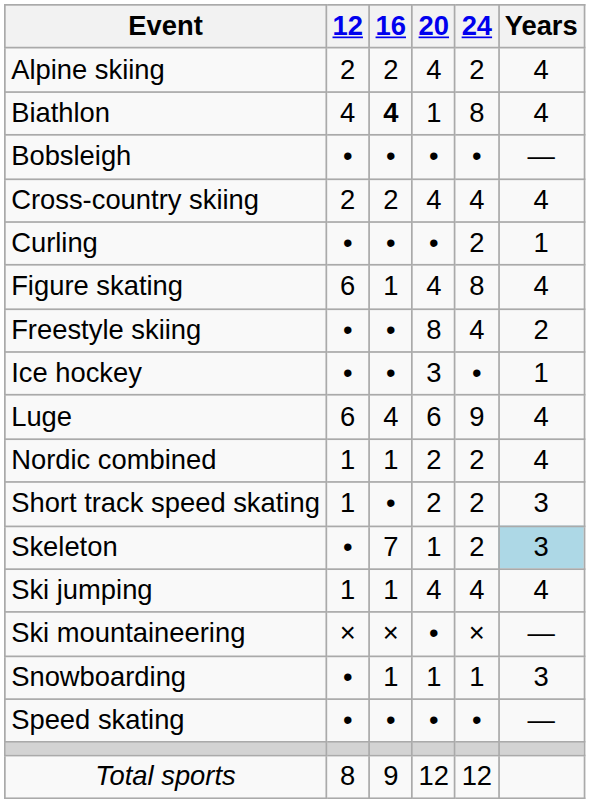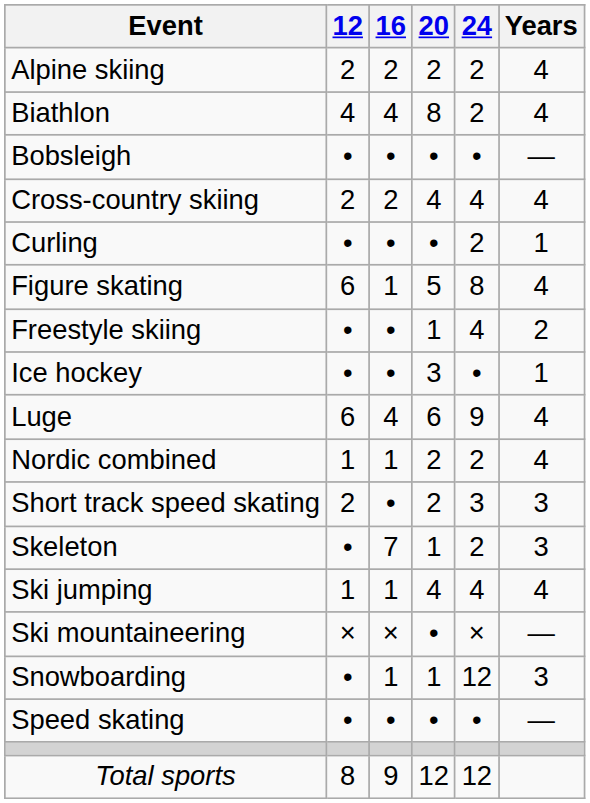(434, 69) 4 -> (434, 69) 2
(391, 112) bold -> (391, 112) normal
(434, 112) 1 -> (434, 112) 8
(477, 112) 8 -> (477, 112) 2
(434, 286) 4 -> (434, 286) 5
(434, 329) 8 -> (434, 329) 1
(348, 503) 1 -> (348, 503) 2
(477, 503) 2 -> (477, 503) 3
(541, 546) lightblue background -> (541, 546) no background
(477, 677) 1 -> (477, 677) 12
